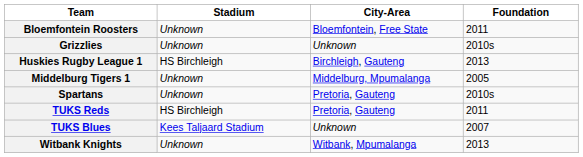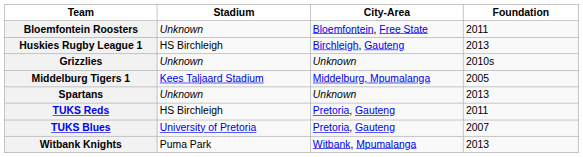rows swapped: (81, 45) <-> (81, 62)
(181, 78) Unknown -> (212, 78) Kees Taljaard Stadium
(354, 95) Pretoria, Gauteng -> (335, 95) Unknown
(480, 95) 2010s -> (477, 95) 2013
(212, 128) Kees Taljaard Stadium -> (208, 128) University of Pretoria
(335, 128) Unknown -> (354, 128) Pretoria, Gauteng
(181, 144) Unknown -> (185, 144) Puma Park
